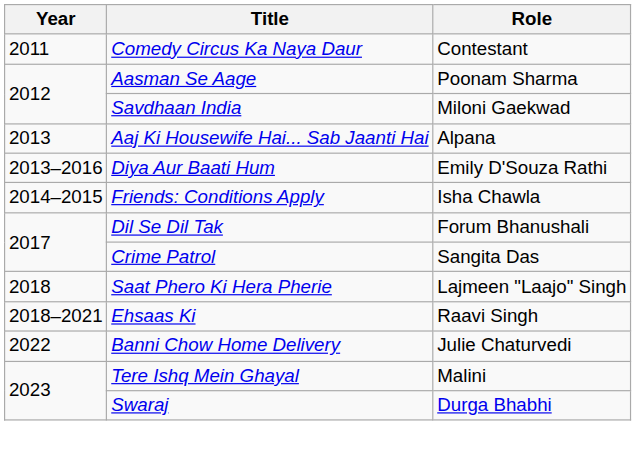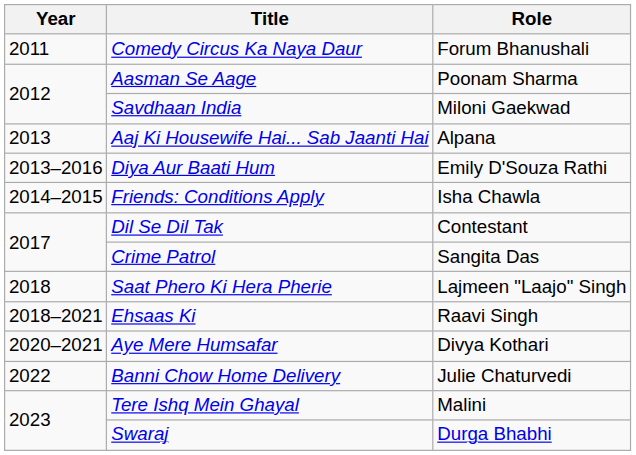(483, 49) Contestant -> (513, 49) Forum Bhanushali
(513, 227) Forum Bhanushali -> (483, 227) Contestant
+ row: (194, 345)
